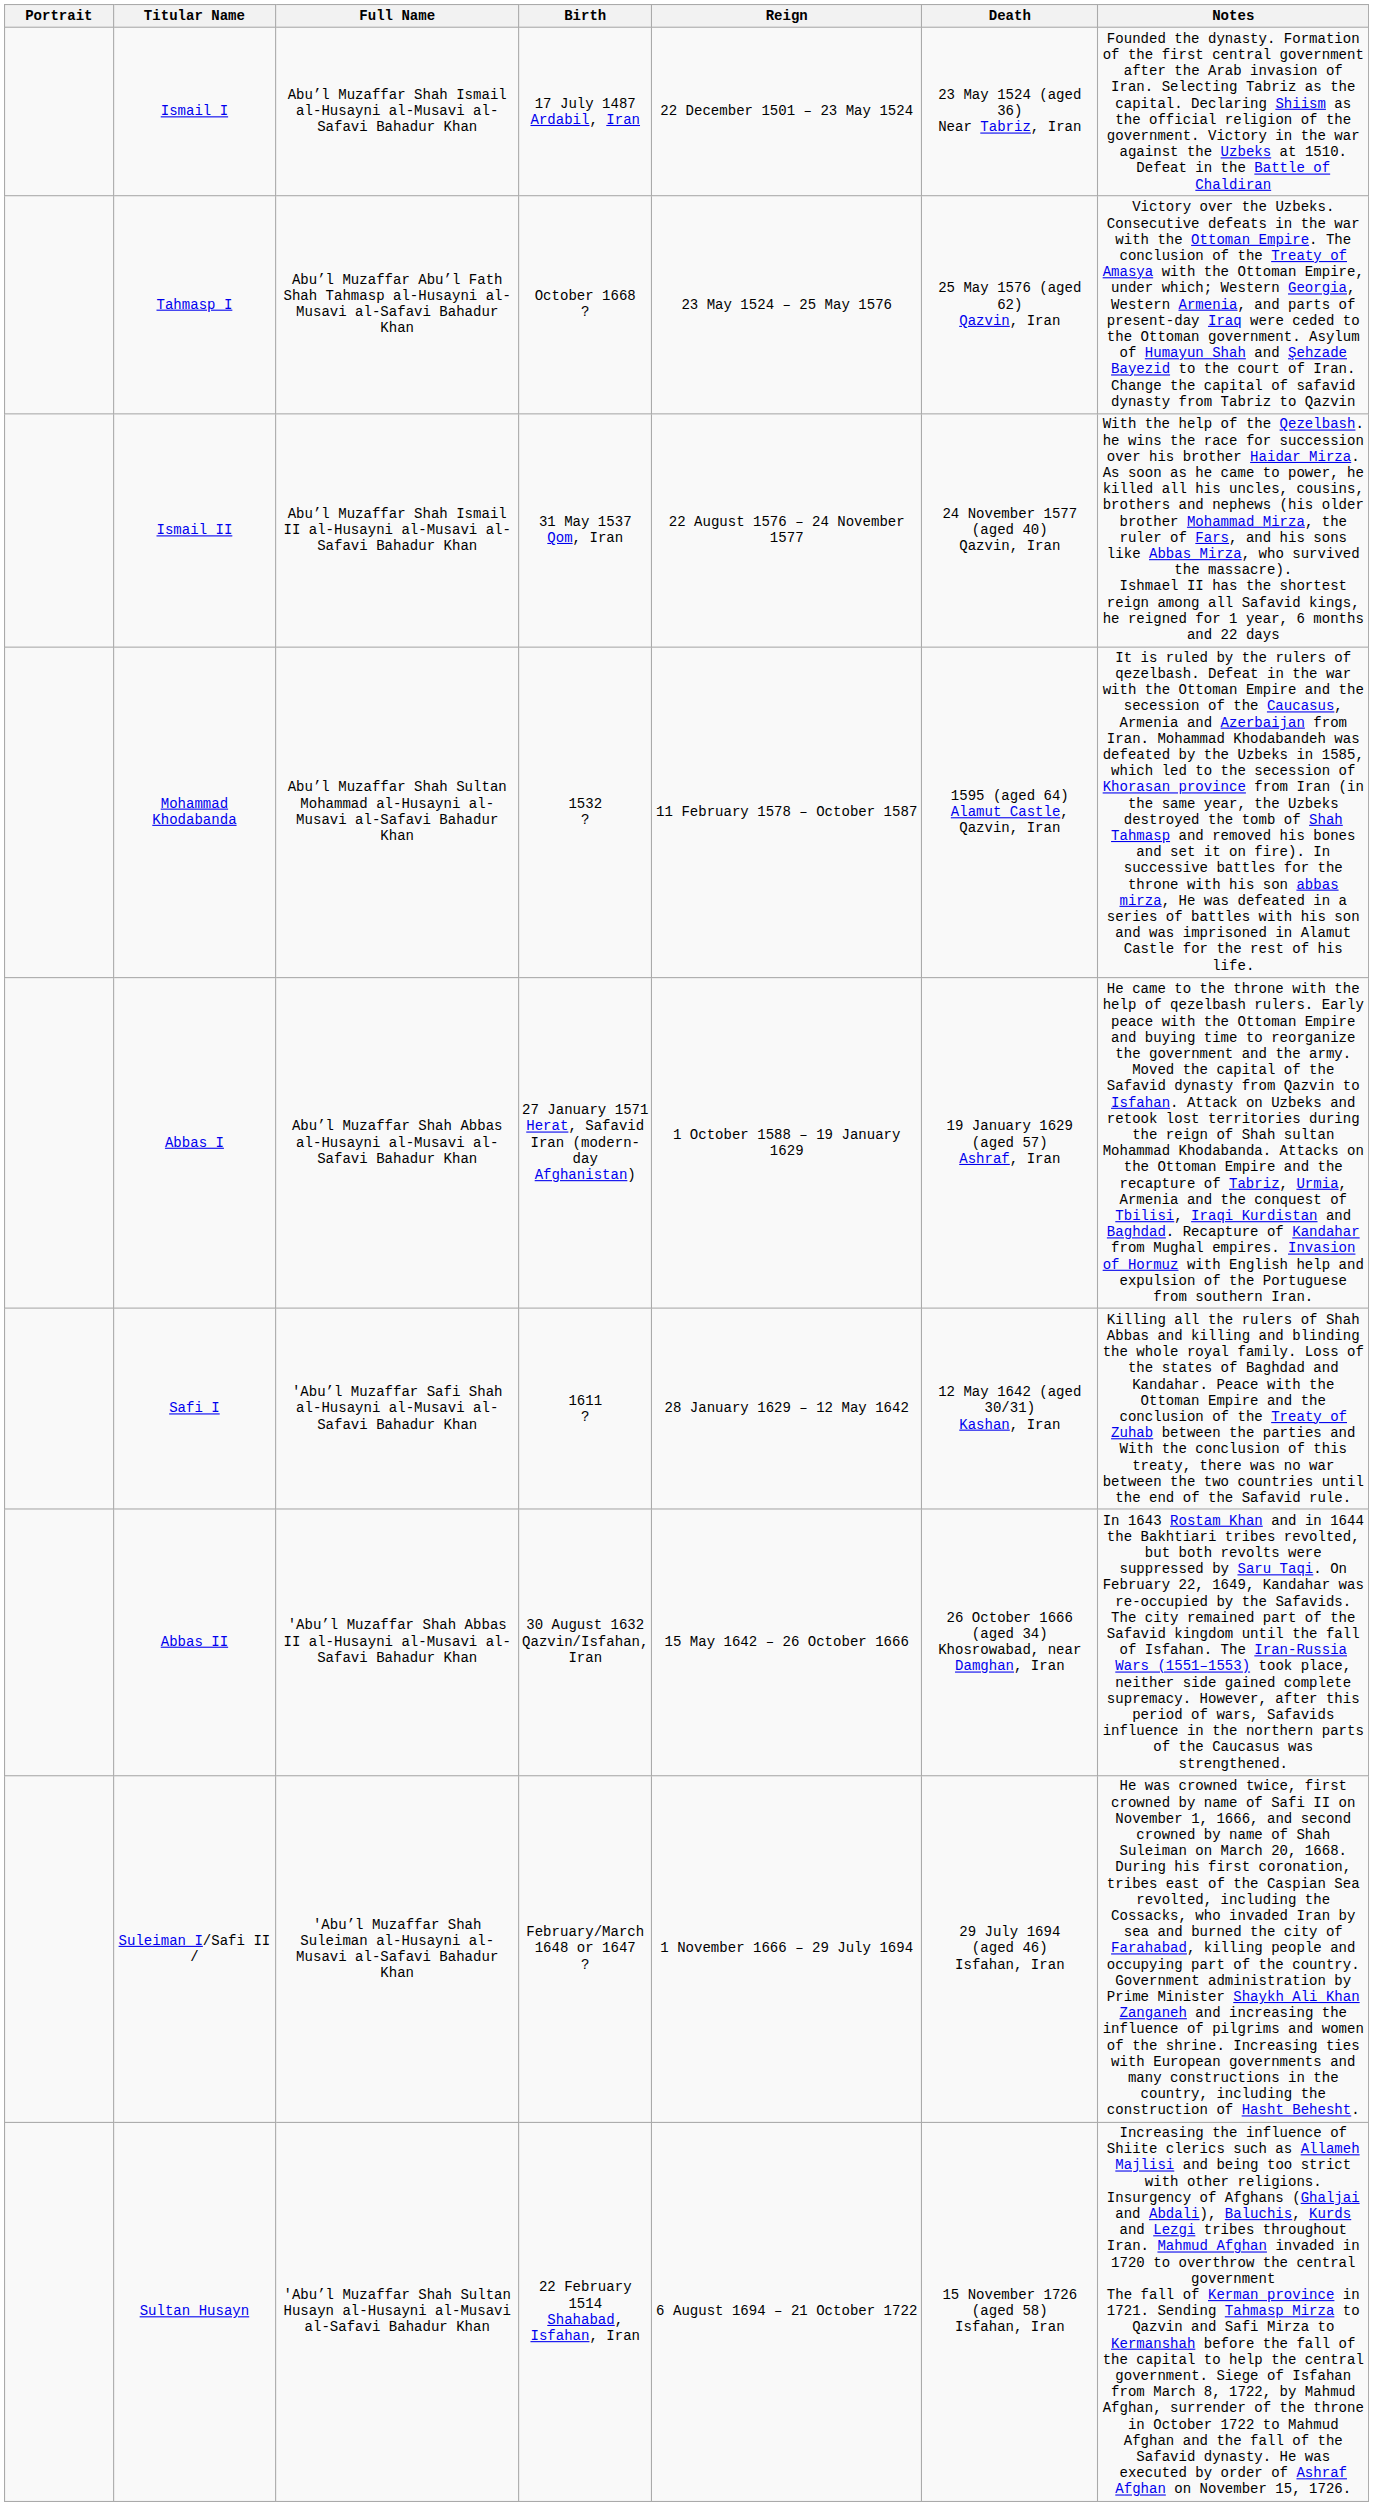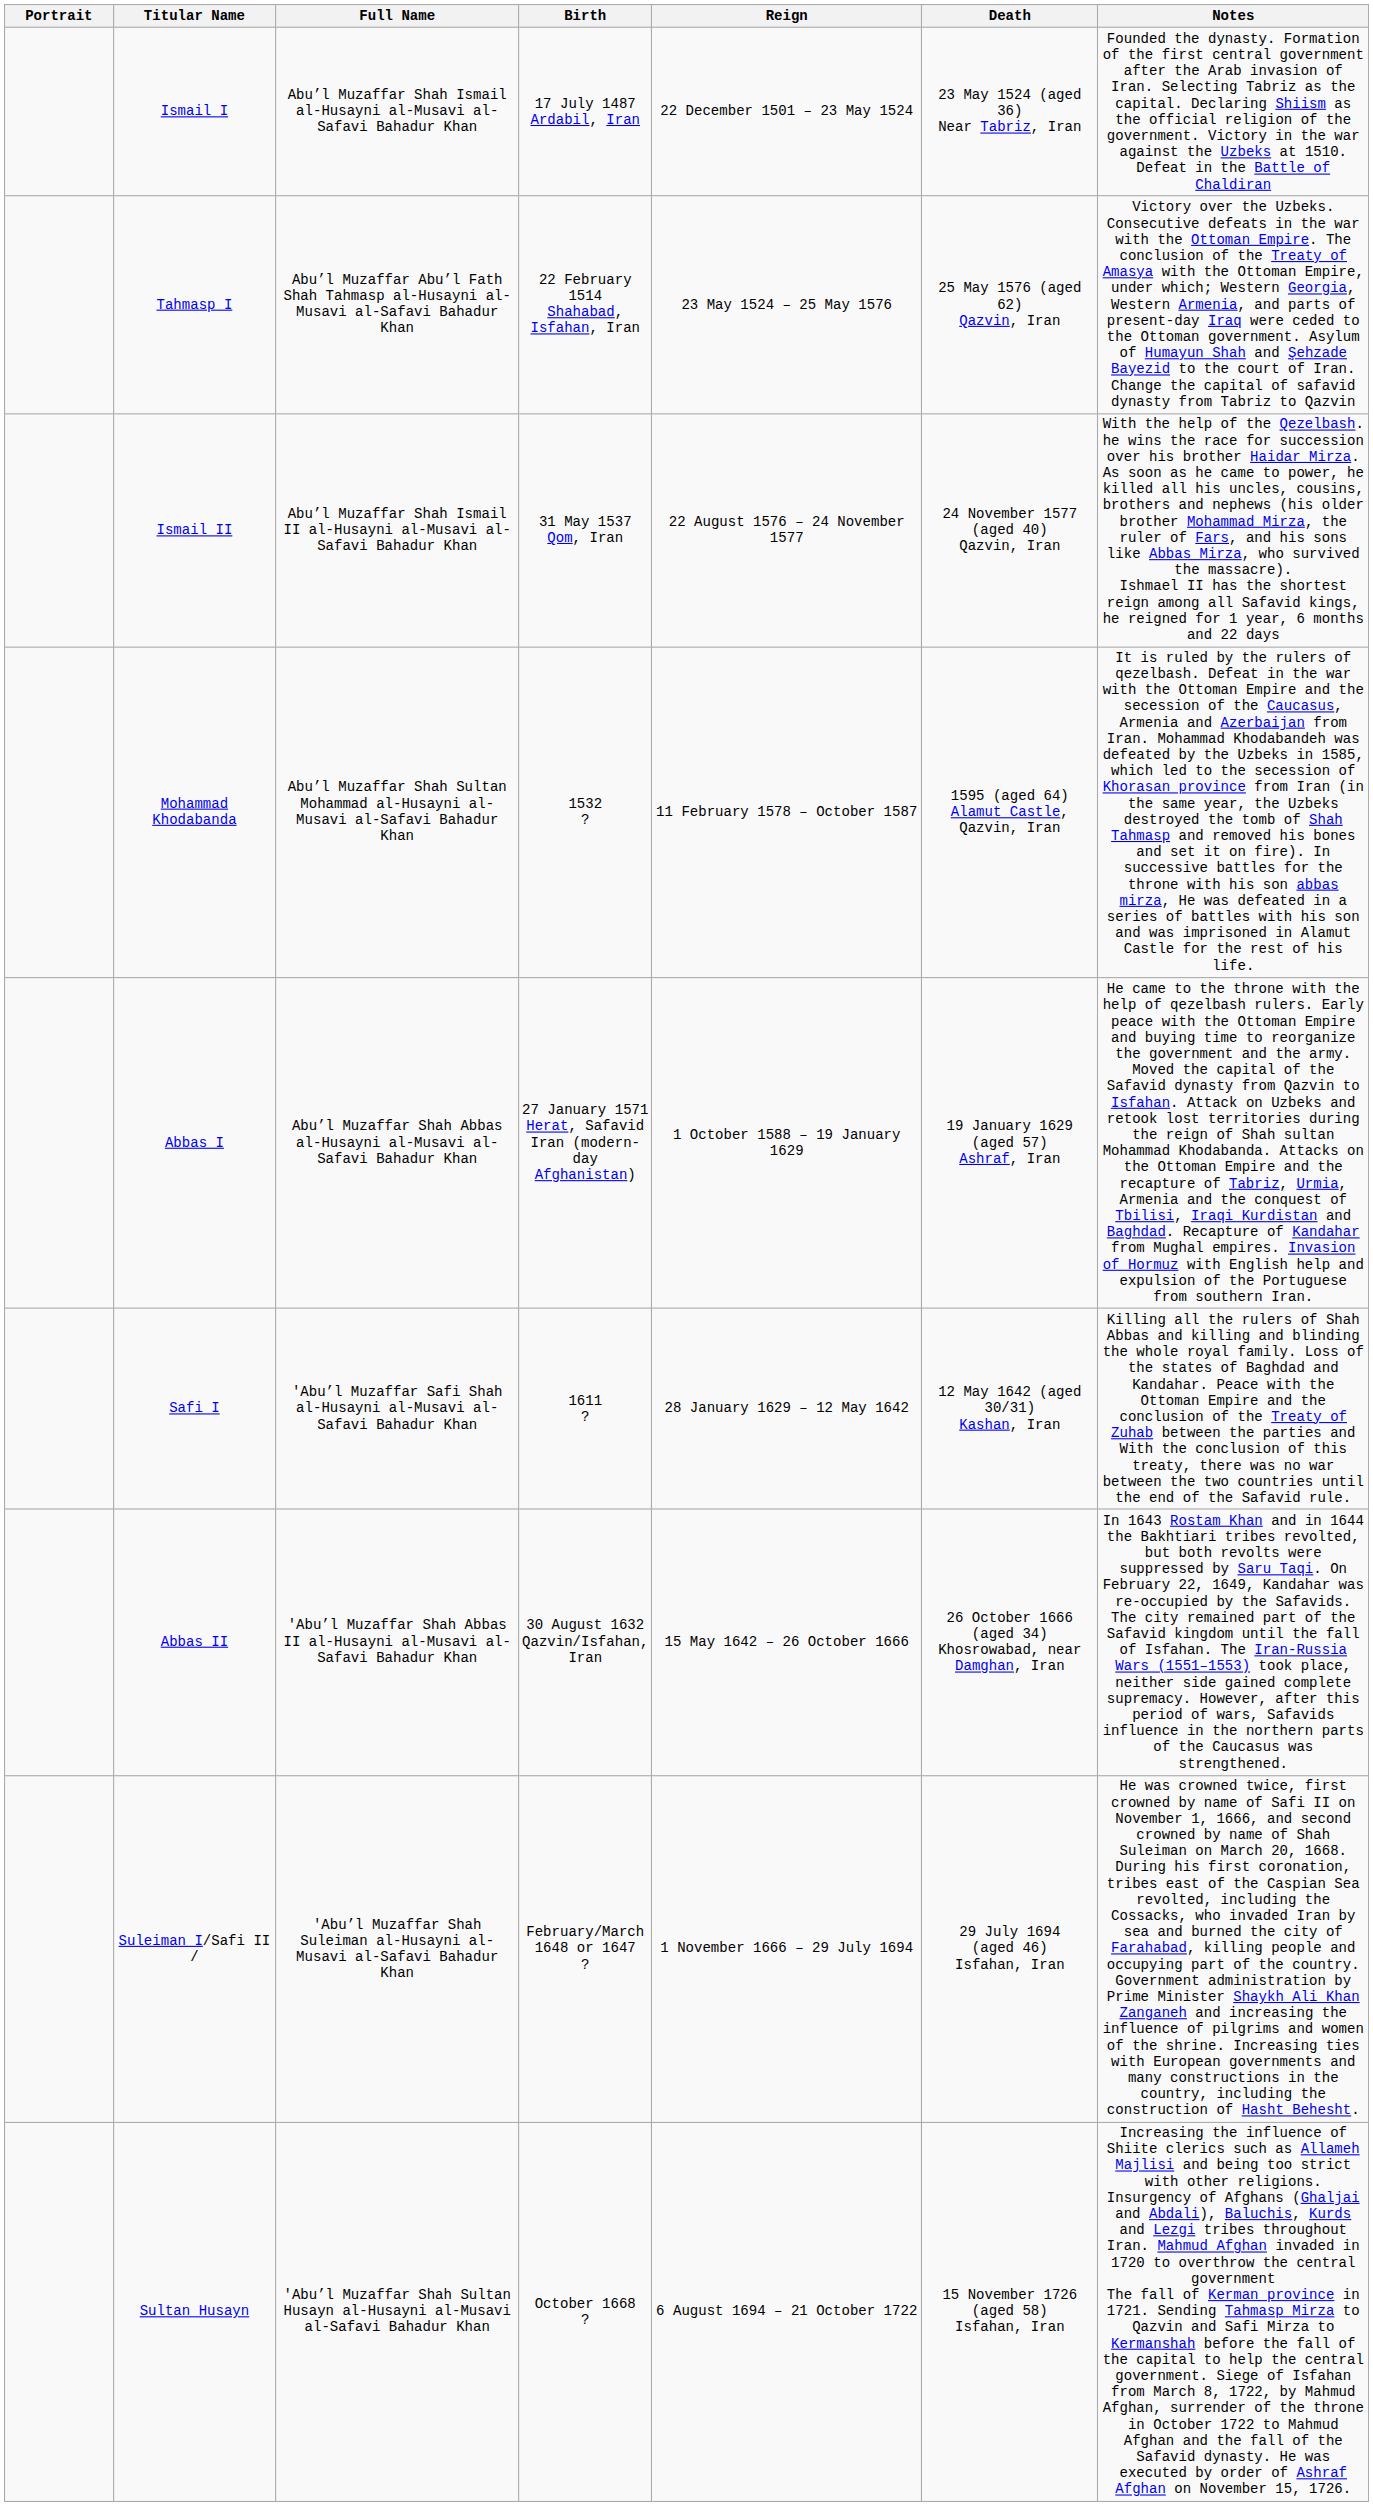(585, 305) October 1668 ? -> (585, 305) 22 February 1514 Shahabad, Isfahan, Iran
(585, 2312) 22 February 1514 Shahabad, Isfahan, Iran -> (585, 2312) October 1668 ?
